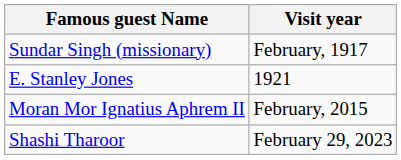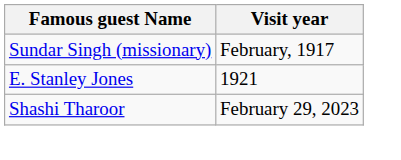- row: (127, 109)
